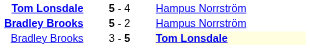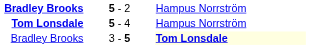rows swapped: (120, 8) <-> (120, 23)
